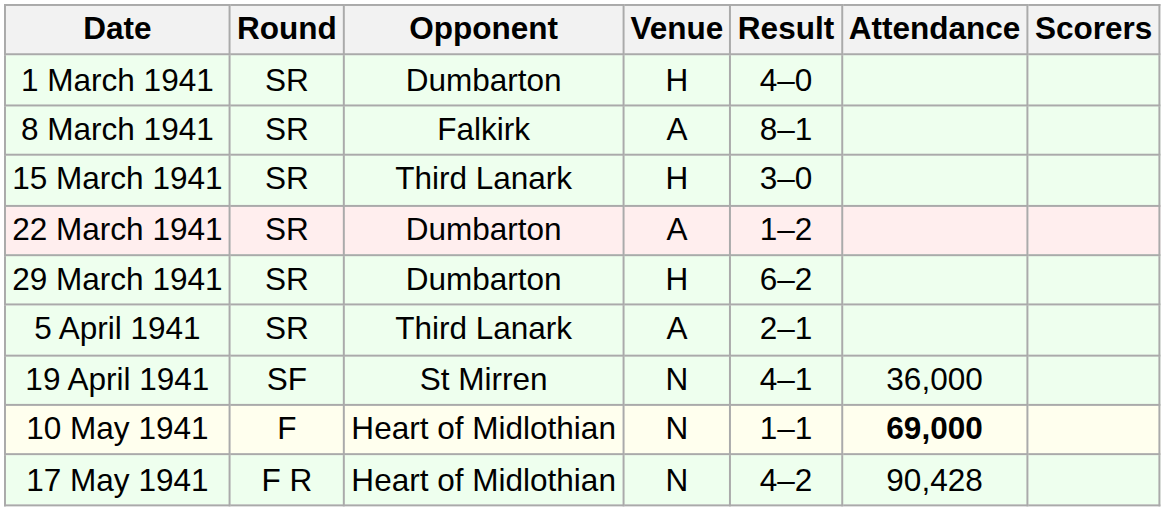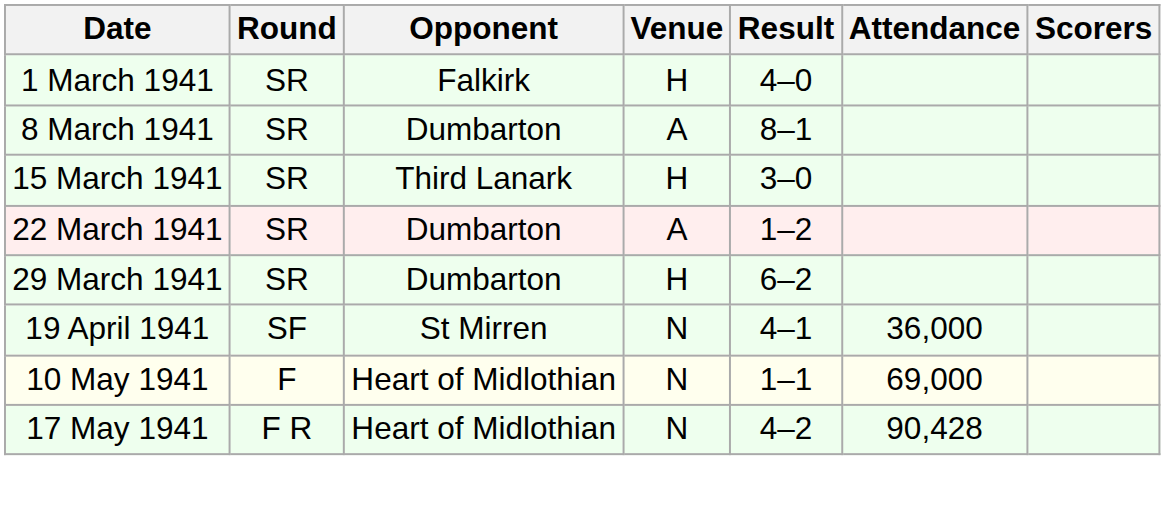(484, 79) Dumbarton -> (484, 79) Falkirk
(484, 129) Falkirk -> (484, 129) Dumbarton
- row: (117, 329)
(935, 429) bold -> (935, 379) normal
